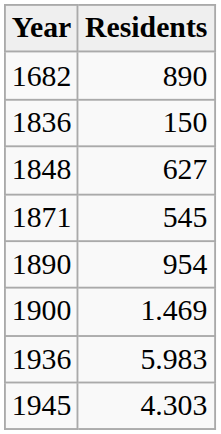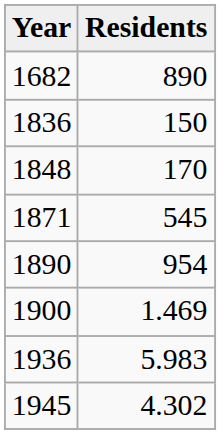(185, 169) 627 -> (185, 169) 170
(174, 405) 4.303 -> (174, 405) 4.302
